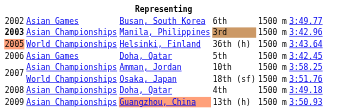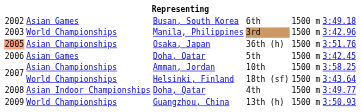(306, 21) 3:49.77 -> (339, 21) 3:49.18
(14, 33) bold -> (14, 33) normal
(72, 33) Asian Championships -> (72, 33) World Championships
(72, 44) World Championships -> (72, 44) Asian Championships
(160, 44) Helsinki, Finland -> (182, 44) Osaka, Japan
(306, 44) 3:43.64 -> (339, 44) 3:51.76
(148, 79) Osaka, Japan -> (194, 79) Helsinki, Finland
(306, 79) 3:51.76 -> (339, 79) 3:43.64
(72, 91) Asian Championships -> (88, 91) Asian Indoor Championships
(306, 91) 3:49.18 -> (339, 91) 3:49.77
(72, 102) Asian Championships -> (72, 102) World Championships
(158, 102) lightsalmon background -> (191, 102) no background
